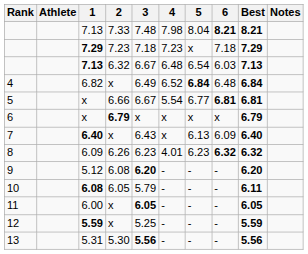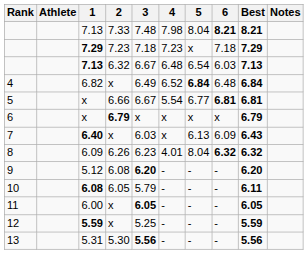(145, 135) 6.43 -> (145, 135) 6.03
(252, 135) 6.40 -> (252, 135) 6.43
(199, 153) 6.23 -> (199, 153) 8.04
